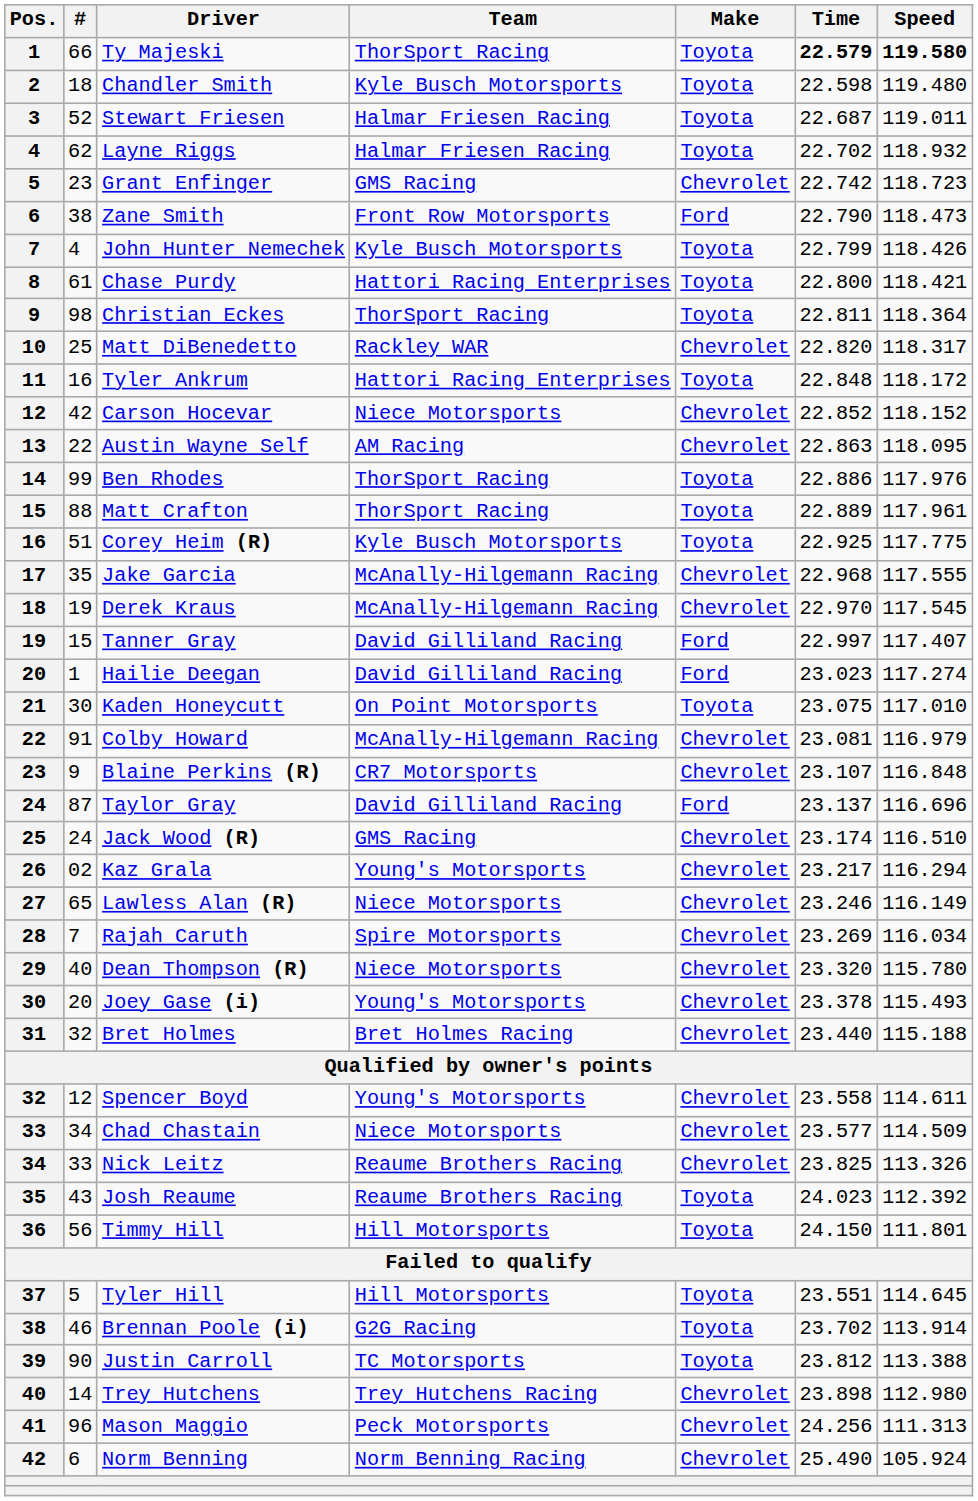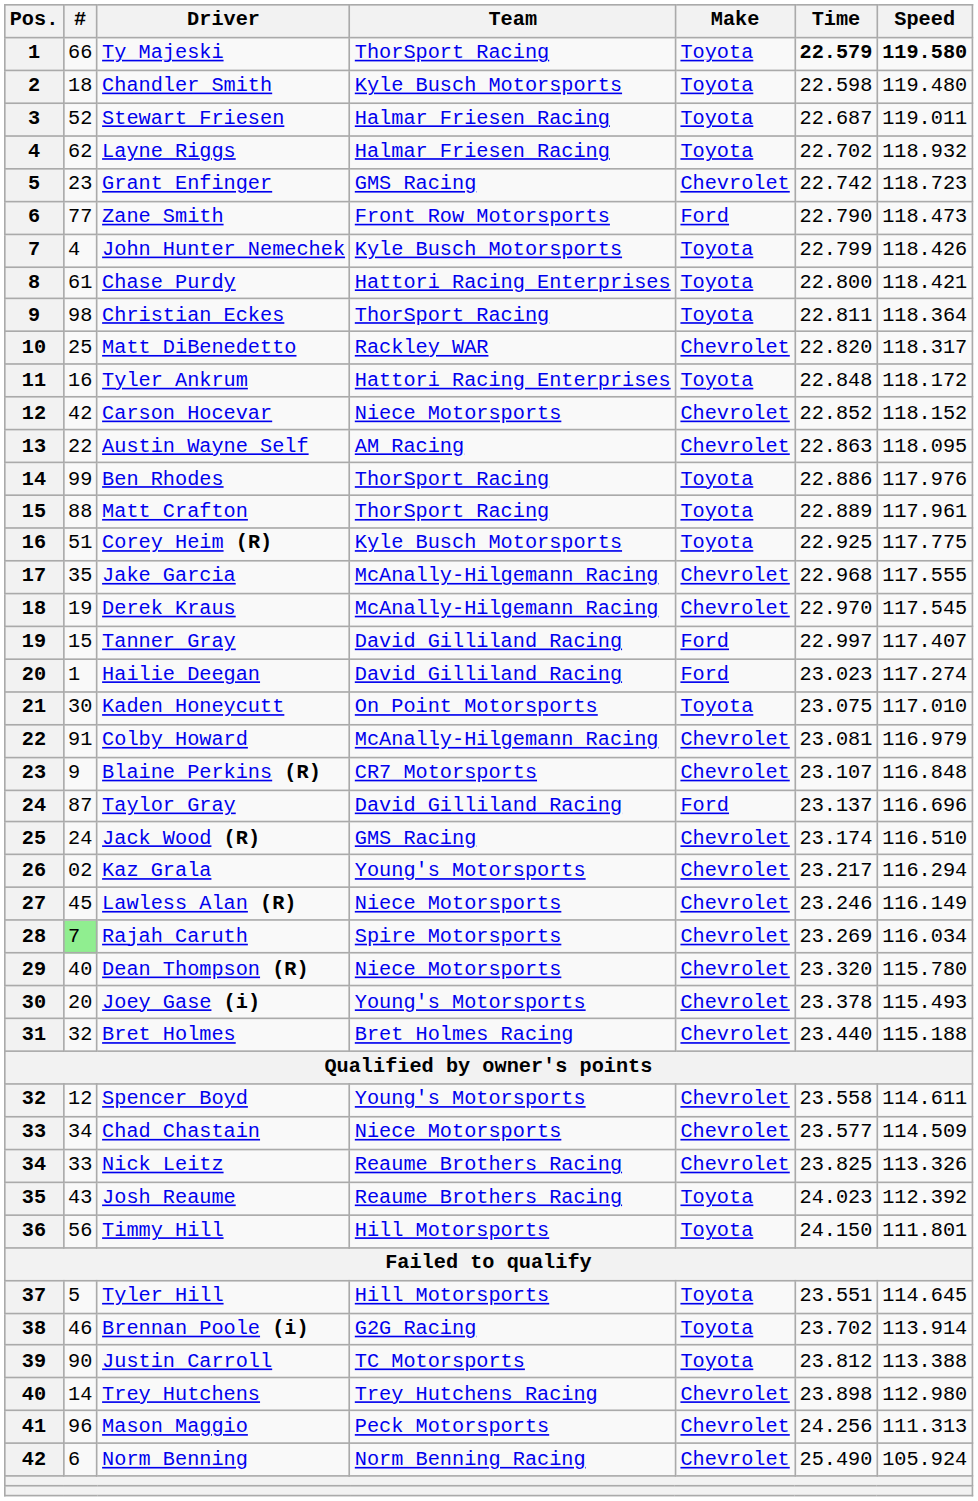(80, 218) 38 -> (80, 218) 77
(80, 904) 65 -> (80, 904) 45
(74, 937) no background -> (74, 937) lightgreen background
